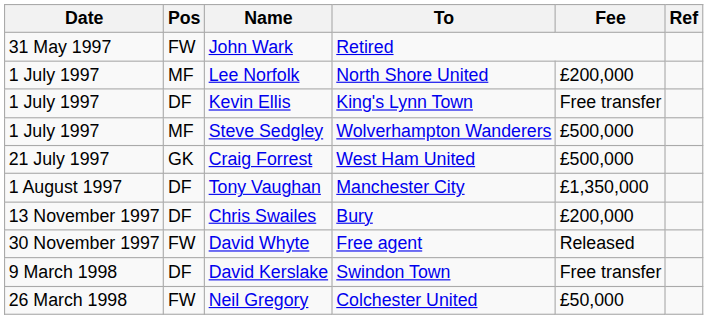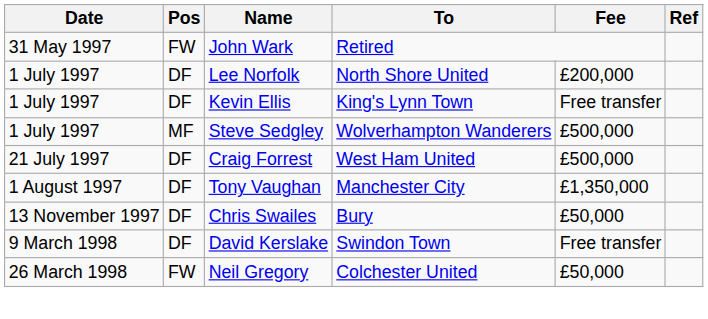(181, 74) MF -> (180, 74) DF
(181, 159) GK -> (180, 159) DF
(597, 215) £200,000 -> (592, 215) £50,000
- row: (259, 243)
